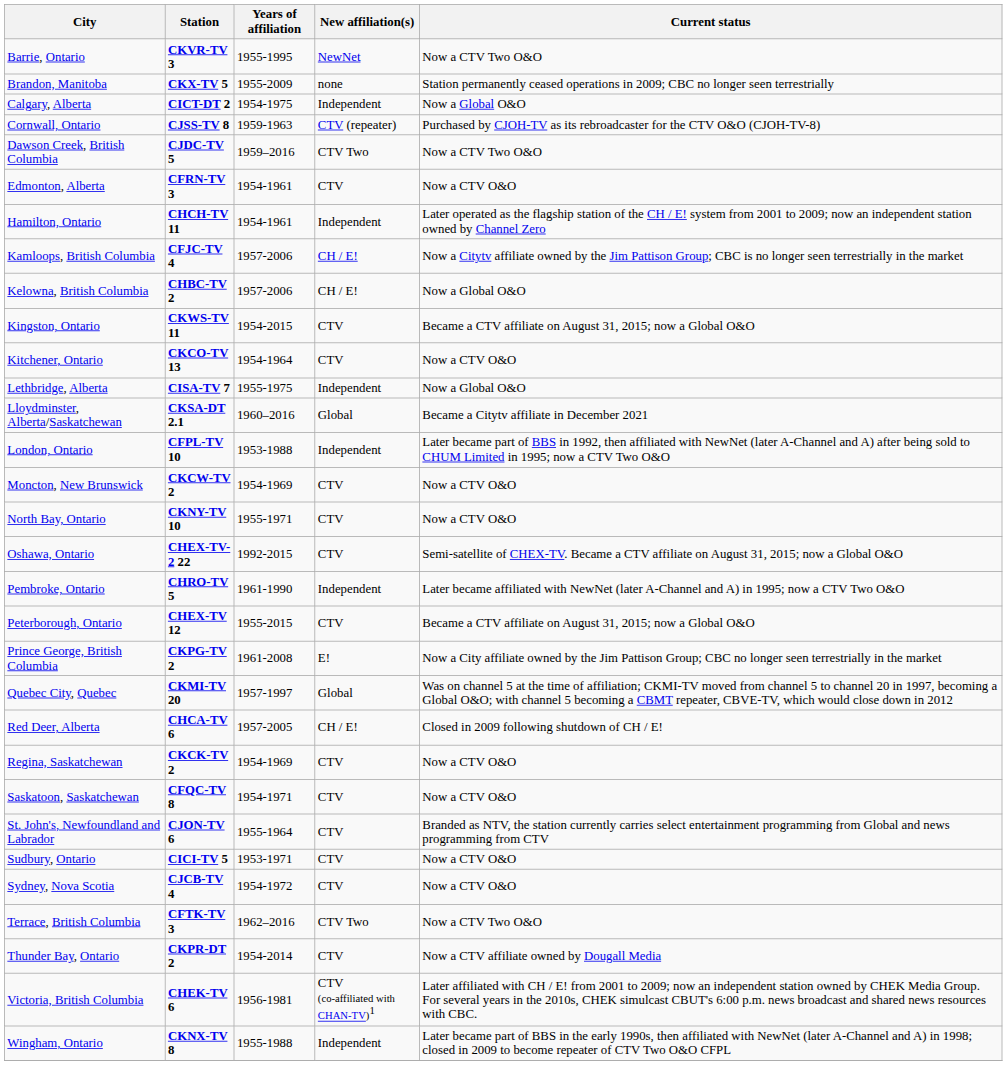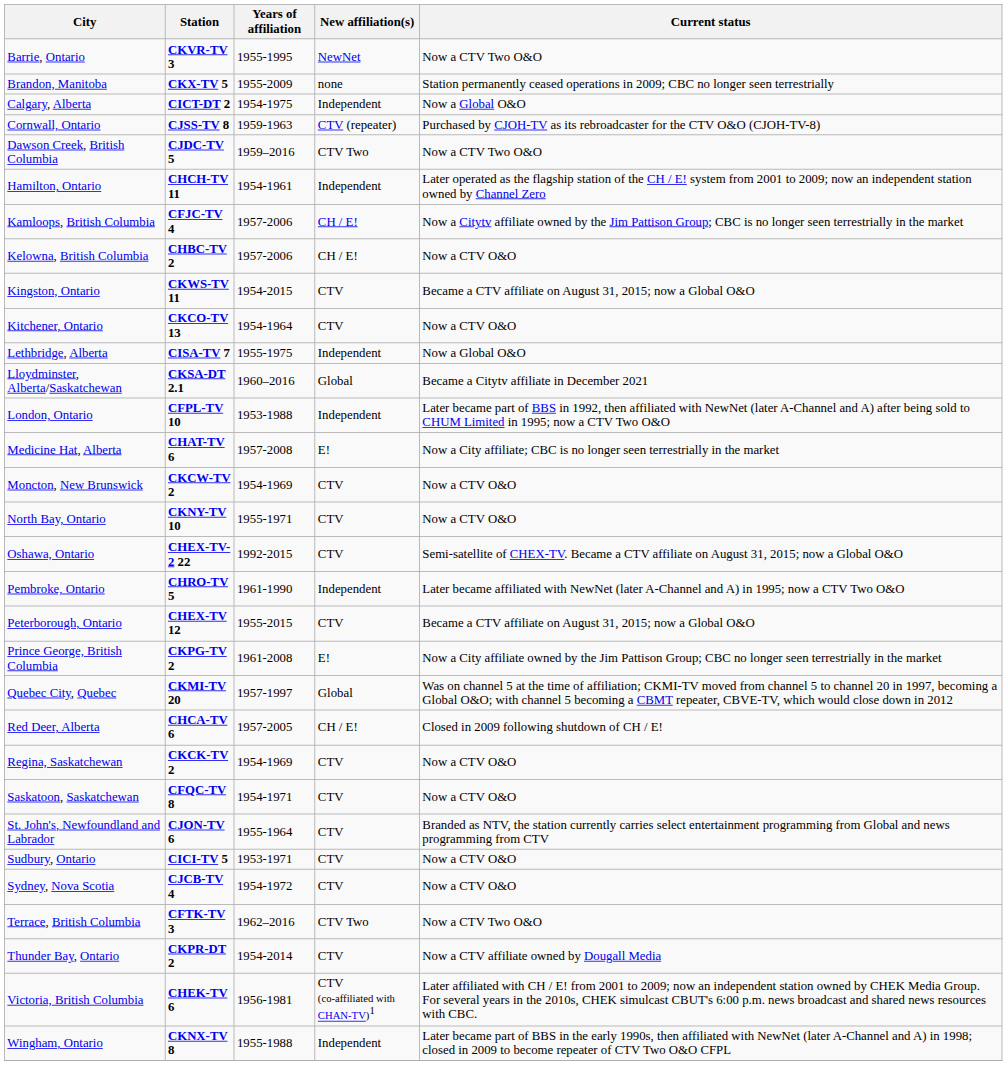- row: (56, 186)
(474, 290) Now a Global O&O -> (469, 256) Now a CTV O&O
+ row: (64, 450)
